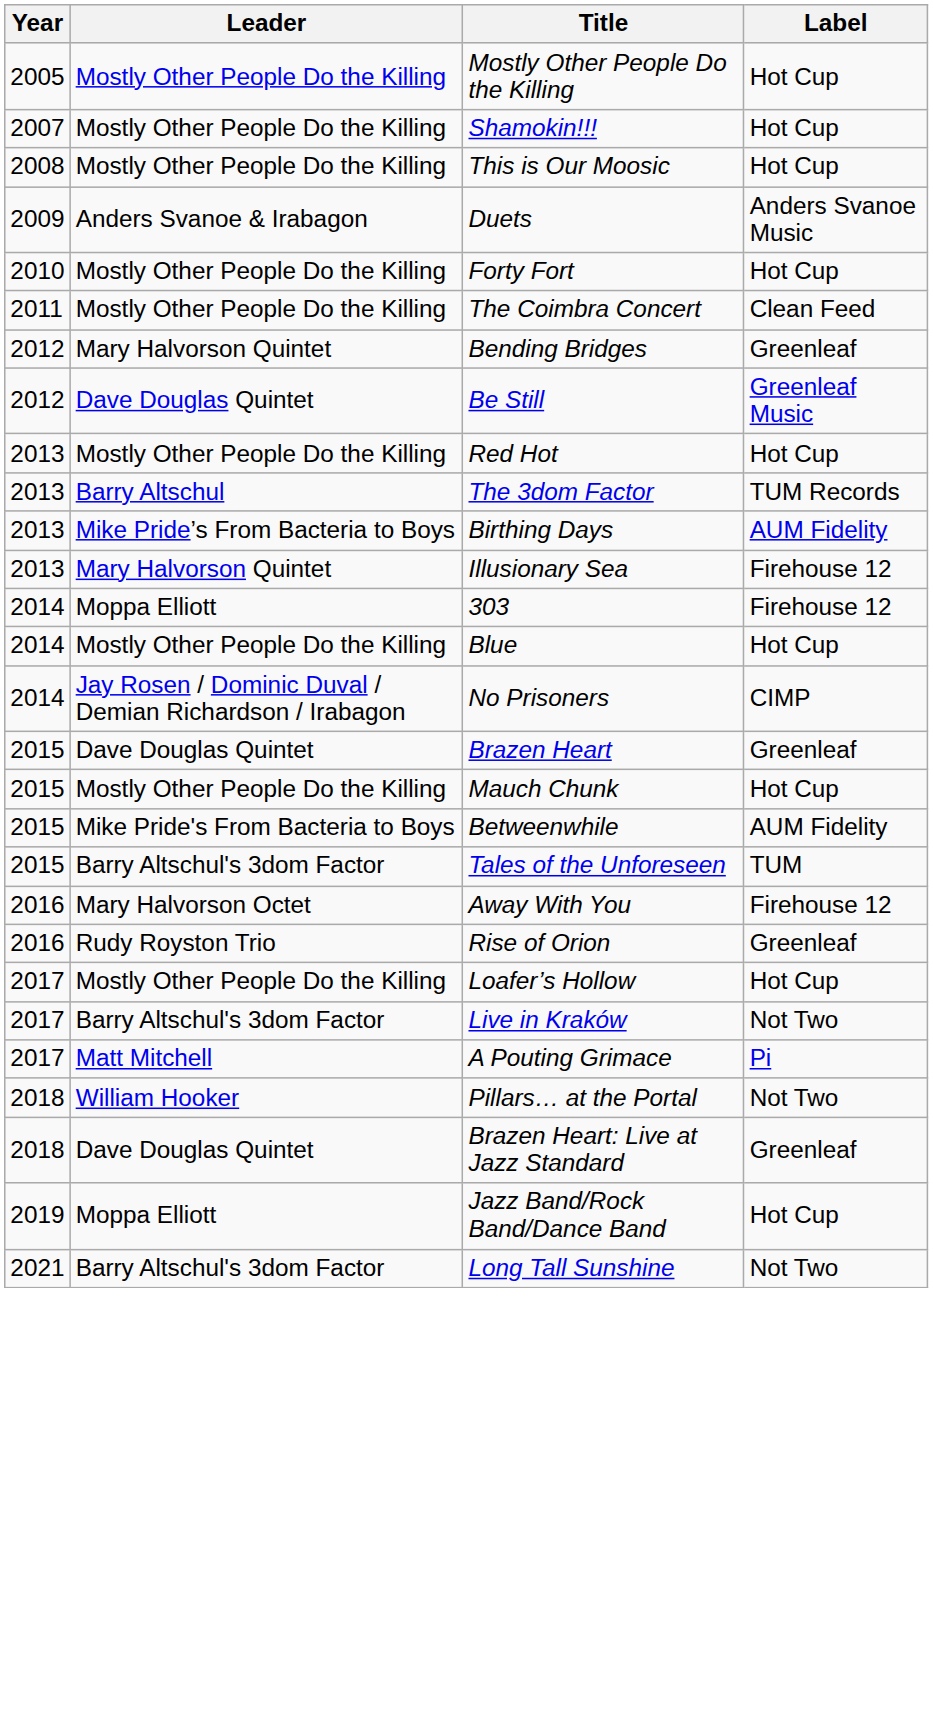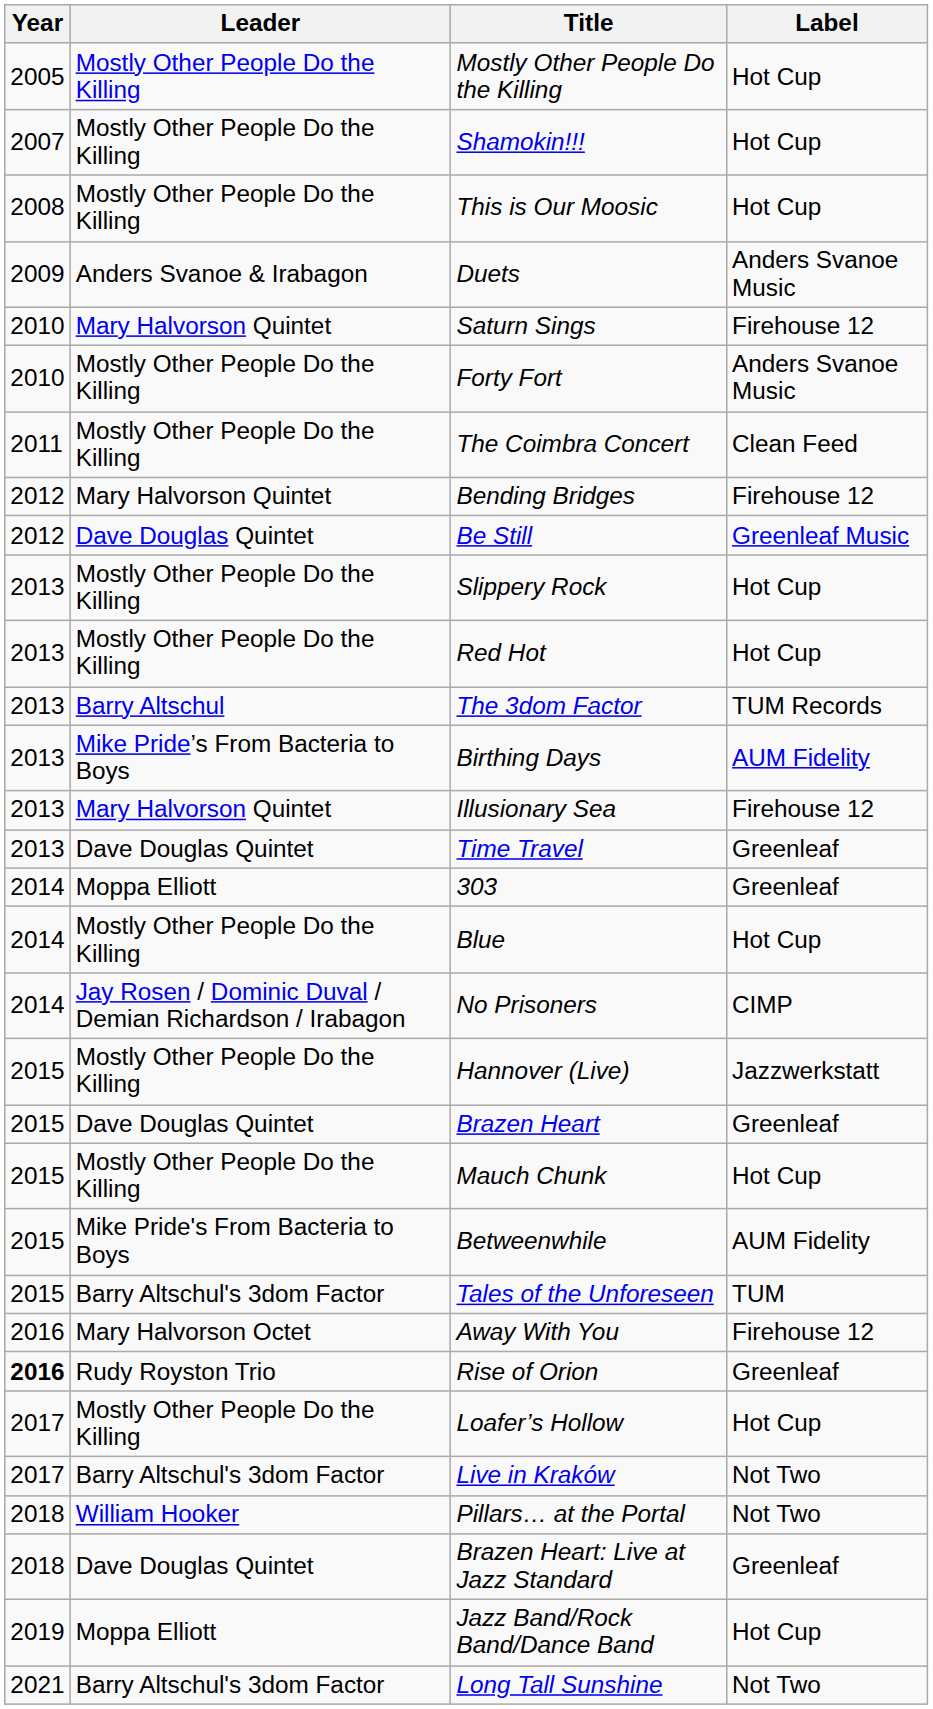+ row: (526, 326)
(794, 271) Hot Cup -> (815, 378) Anders Svanoe Music
(803, 348) Greenleaf -> (803, 496) Firehouse 12
+ row: (531, 587)
+ row: (520, 848)
(821, 607) Firehouse 12 -> (785, 887) Greenleaf
+ row: (543, 1071)
(37, 943) normal -> (37, 1371) bold
- row: (570, 1058)
